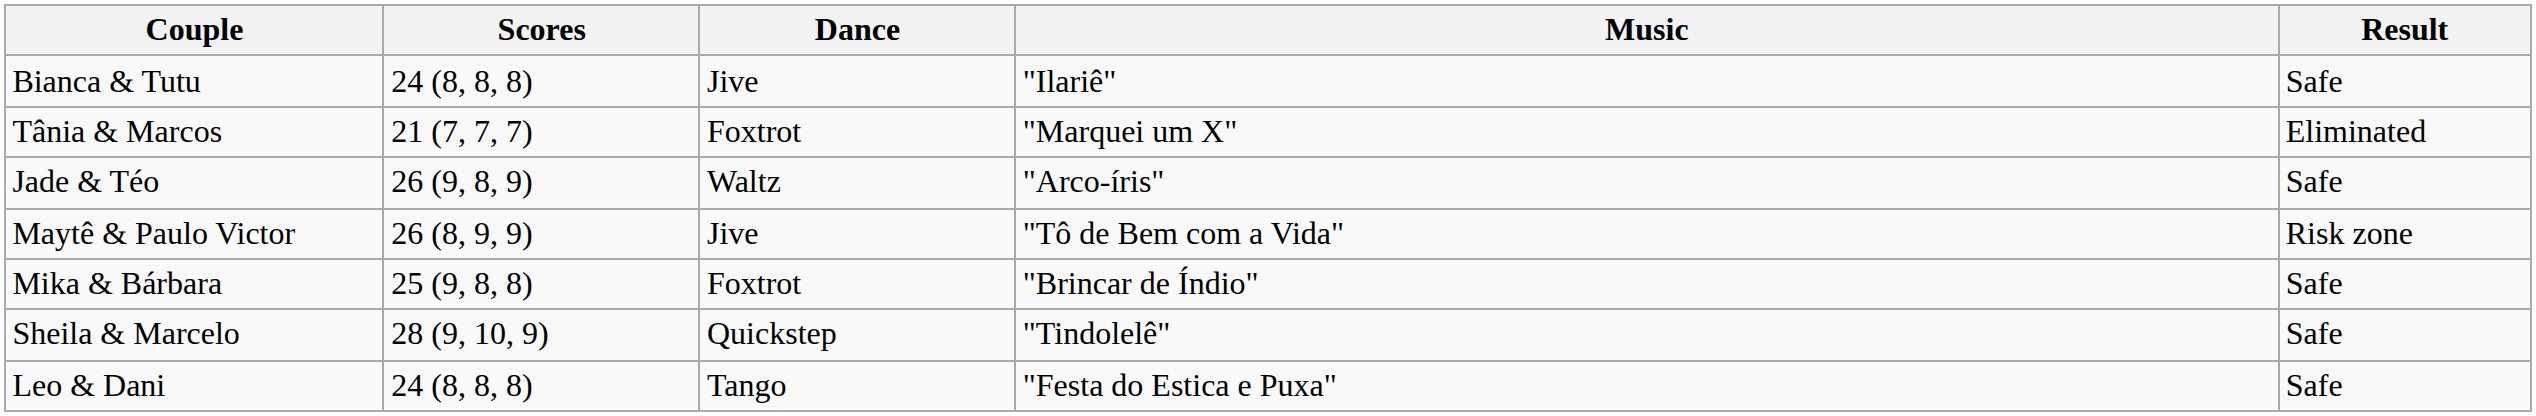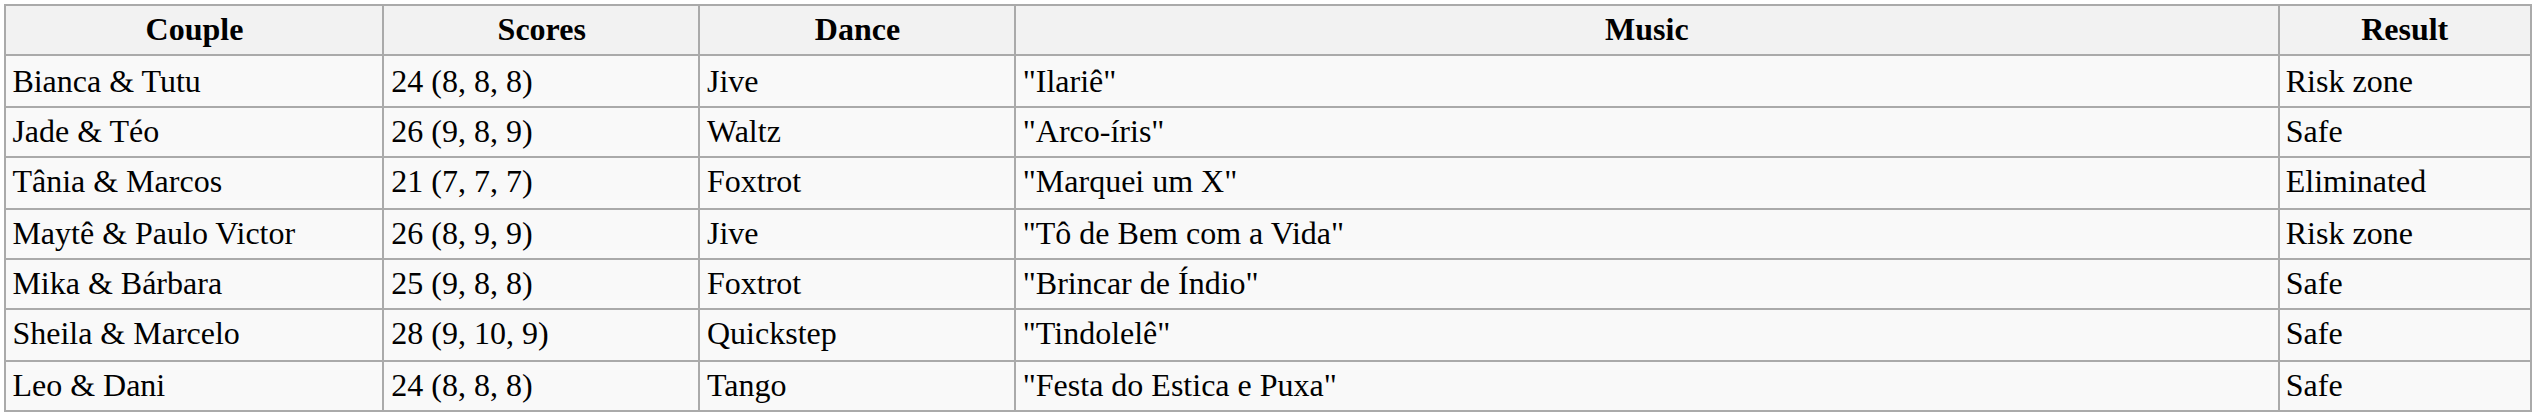(2314, 80) Safe -> (2349, 80) Risk zone
rows swapped: (86, 182) <-> (117, 131)
